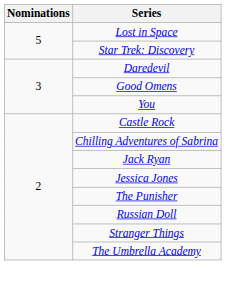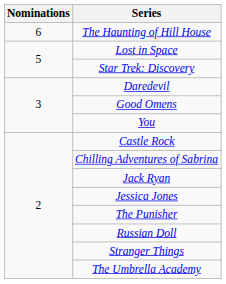+ row: (147, 31)
